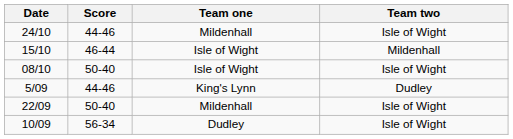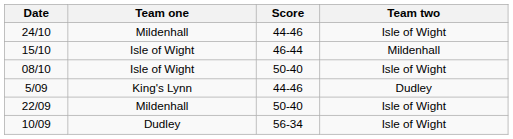columns swapped: (226, 13) <-> (100, 13)
